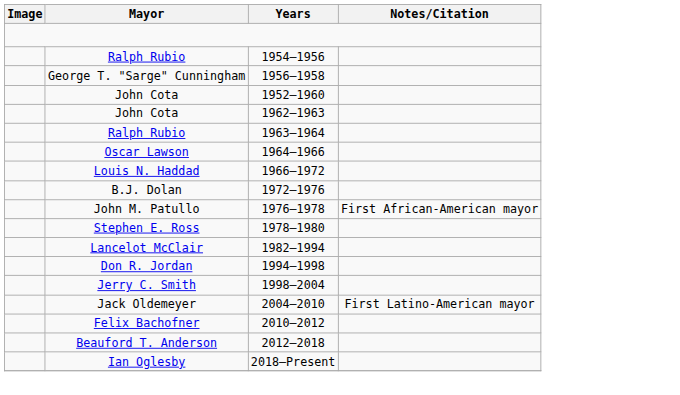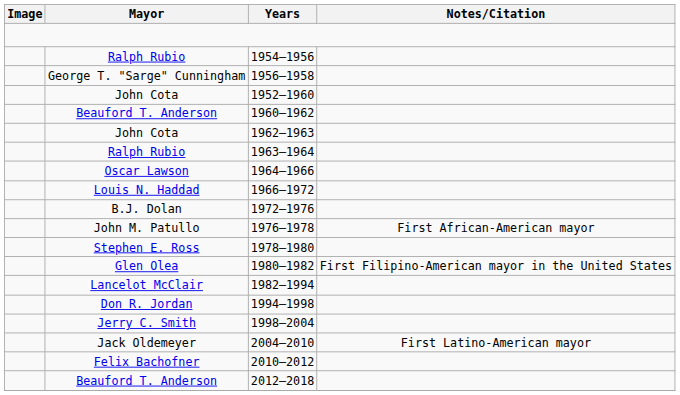+ row: (283, 114)
+ row: (283, 266)
- row: (293, 362)
